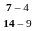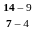rows swapped: (17, 7) <-> (17, 23)
